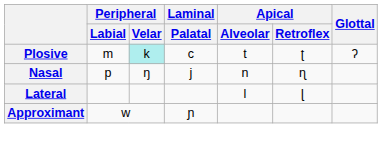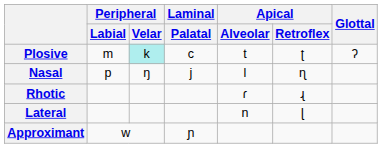(245, 73) n -> (245, 73) l
+ row: (46, 93)
(245, 93) l -> (245, 113) n
